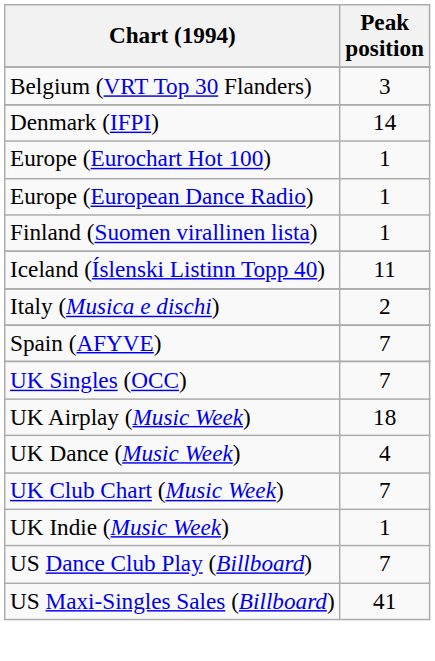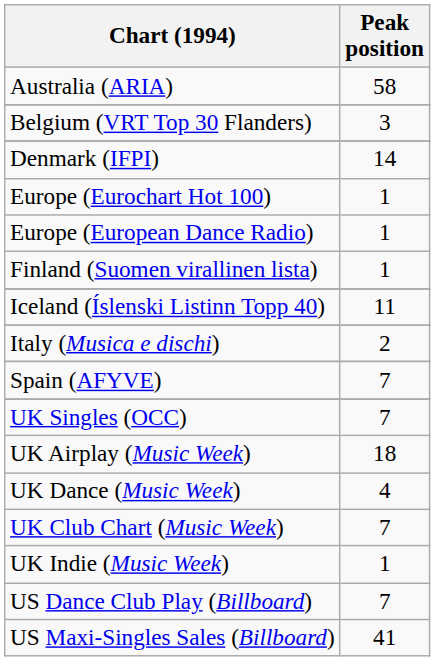+ row: (92, 85)
